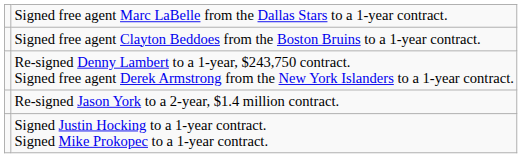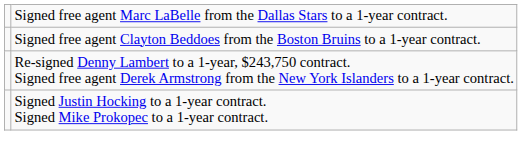- row: (177, 101)
